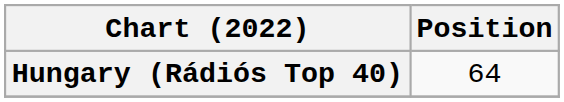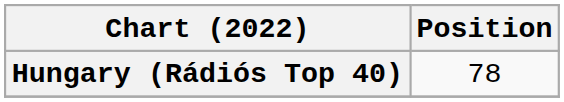(485, 74) 64 -> (485, 74) 78
